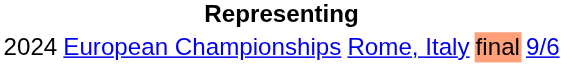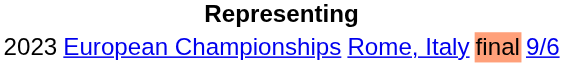(30, 47) 2024 -> (30, 47) 2023
